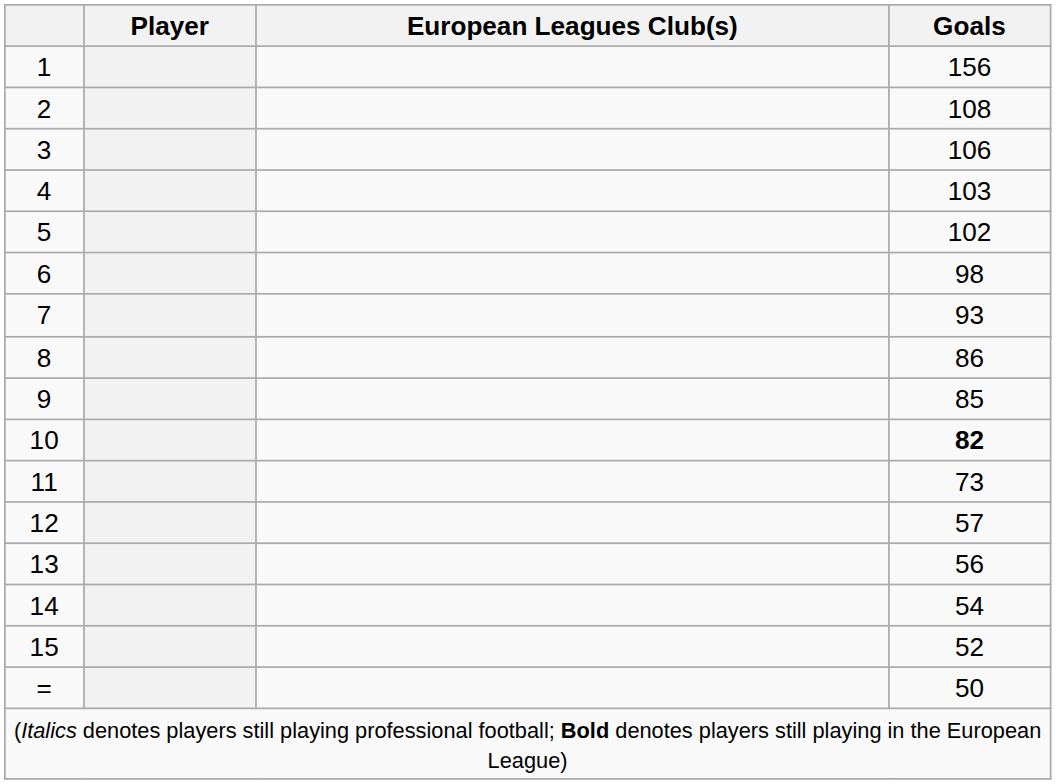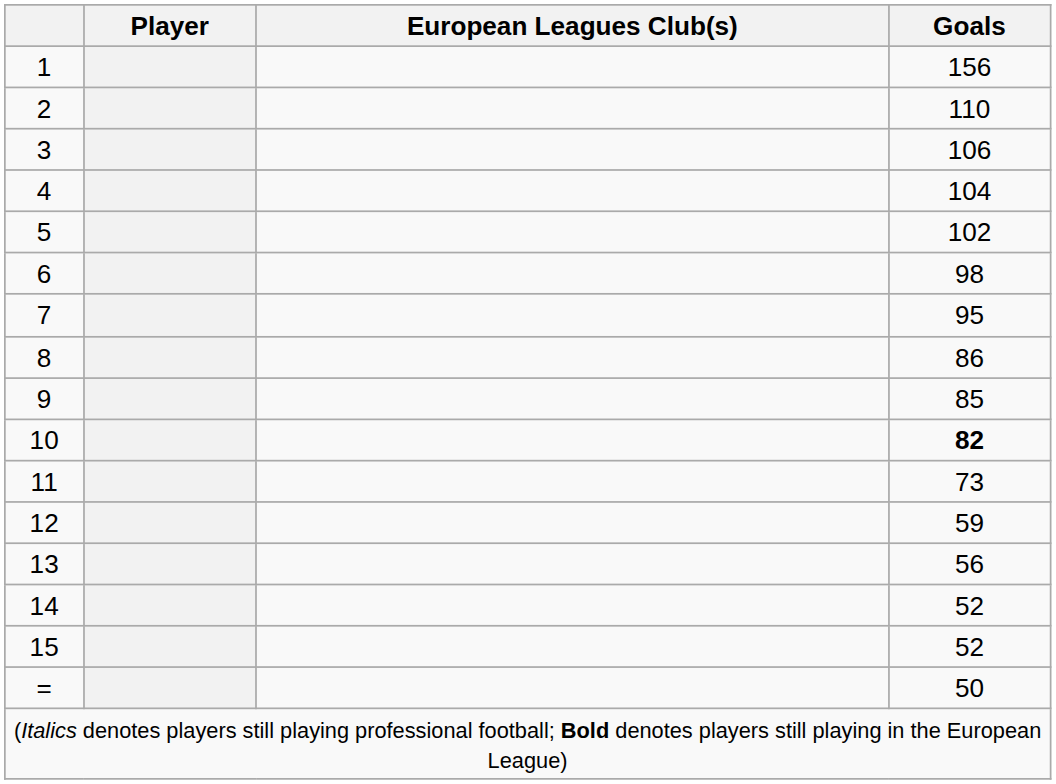(969, 109) 108 -> (969, 109) 110
(969, 191) 103 -> (969, 191) 104
(969, 315) 93 -> (969, 315) 95
(969, 522) 57 -> (969, 522) 59
(969, 605) 54 -> (969, 605) 52
